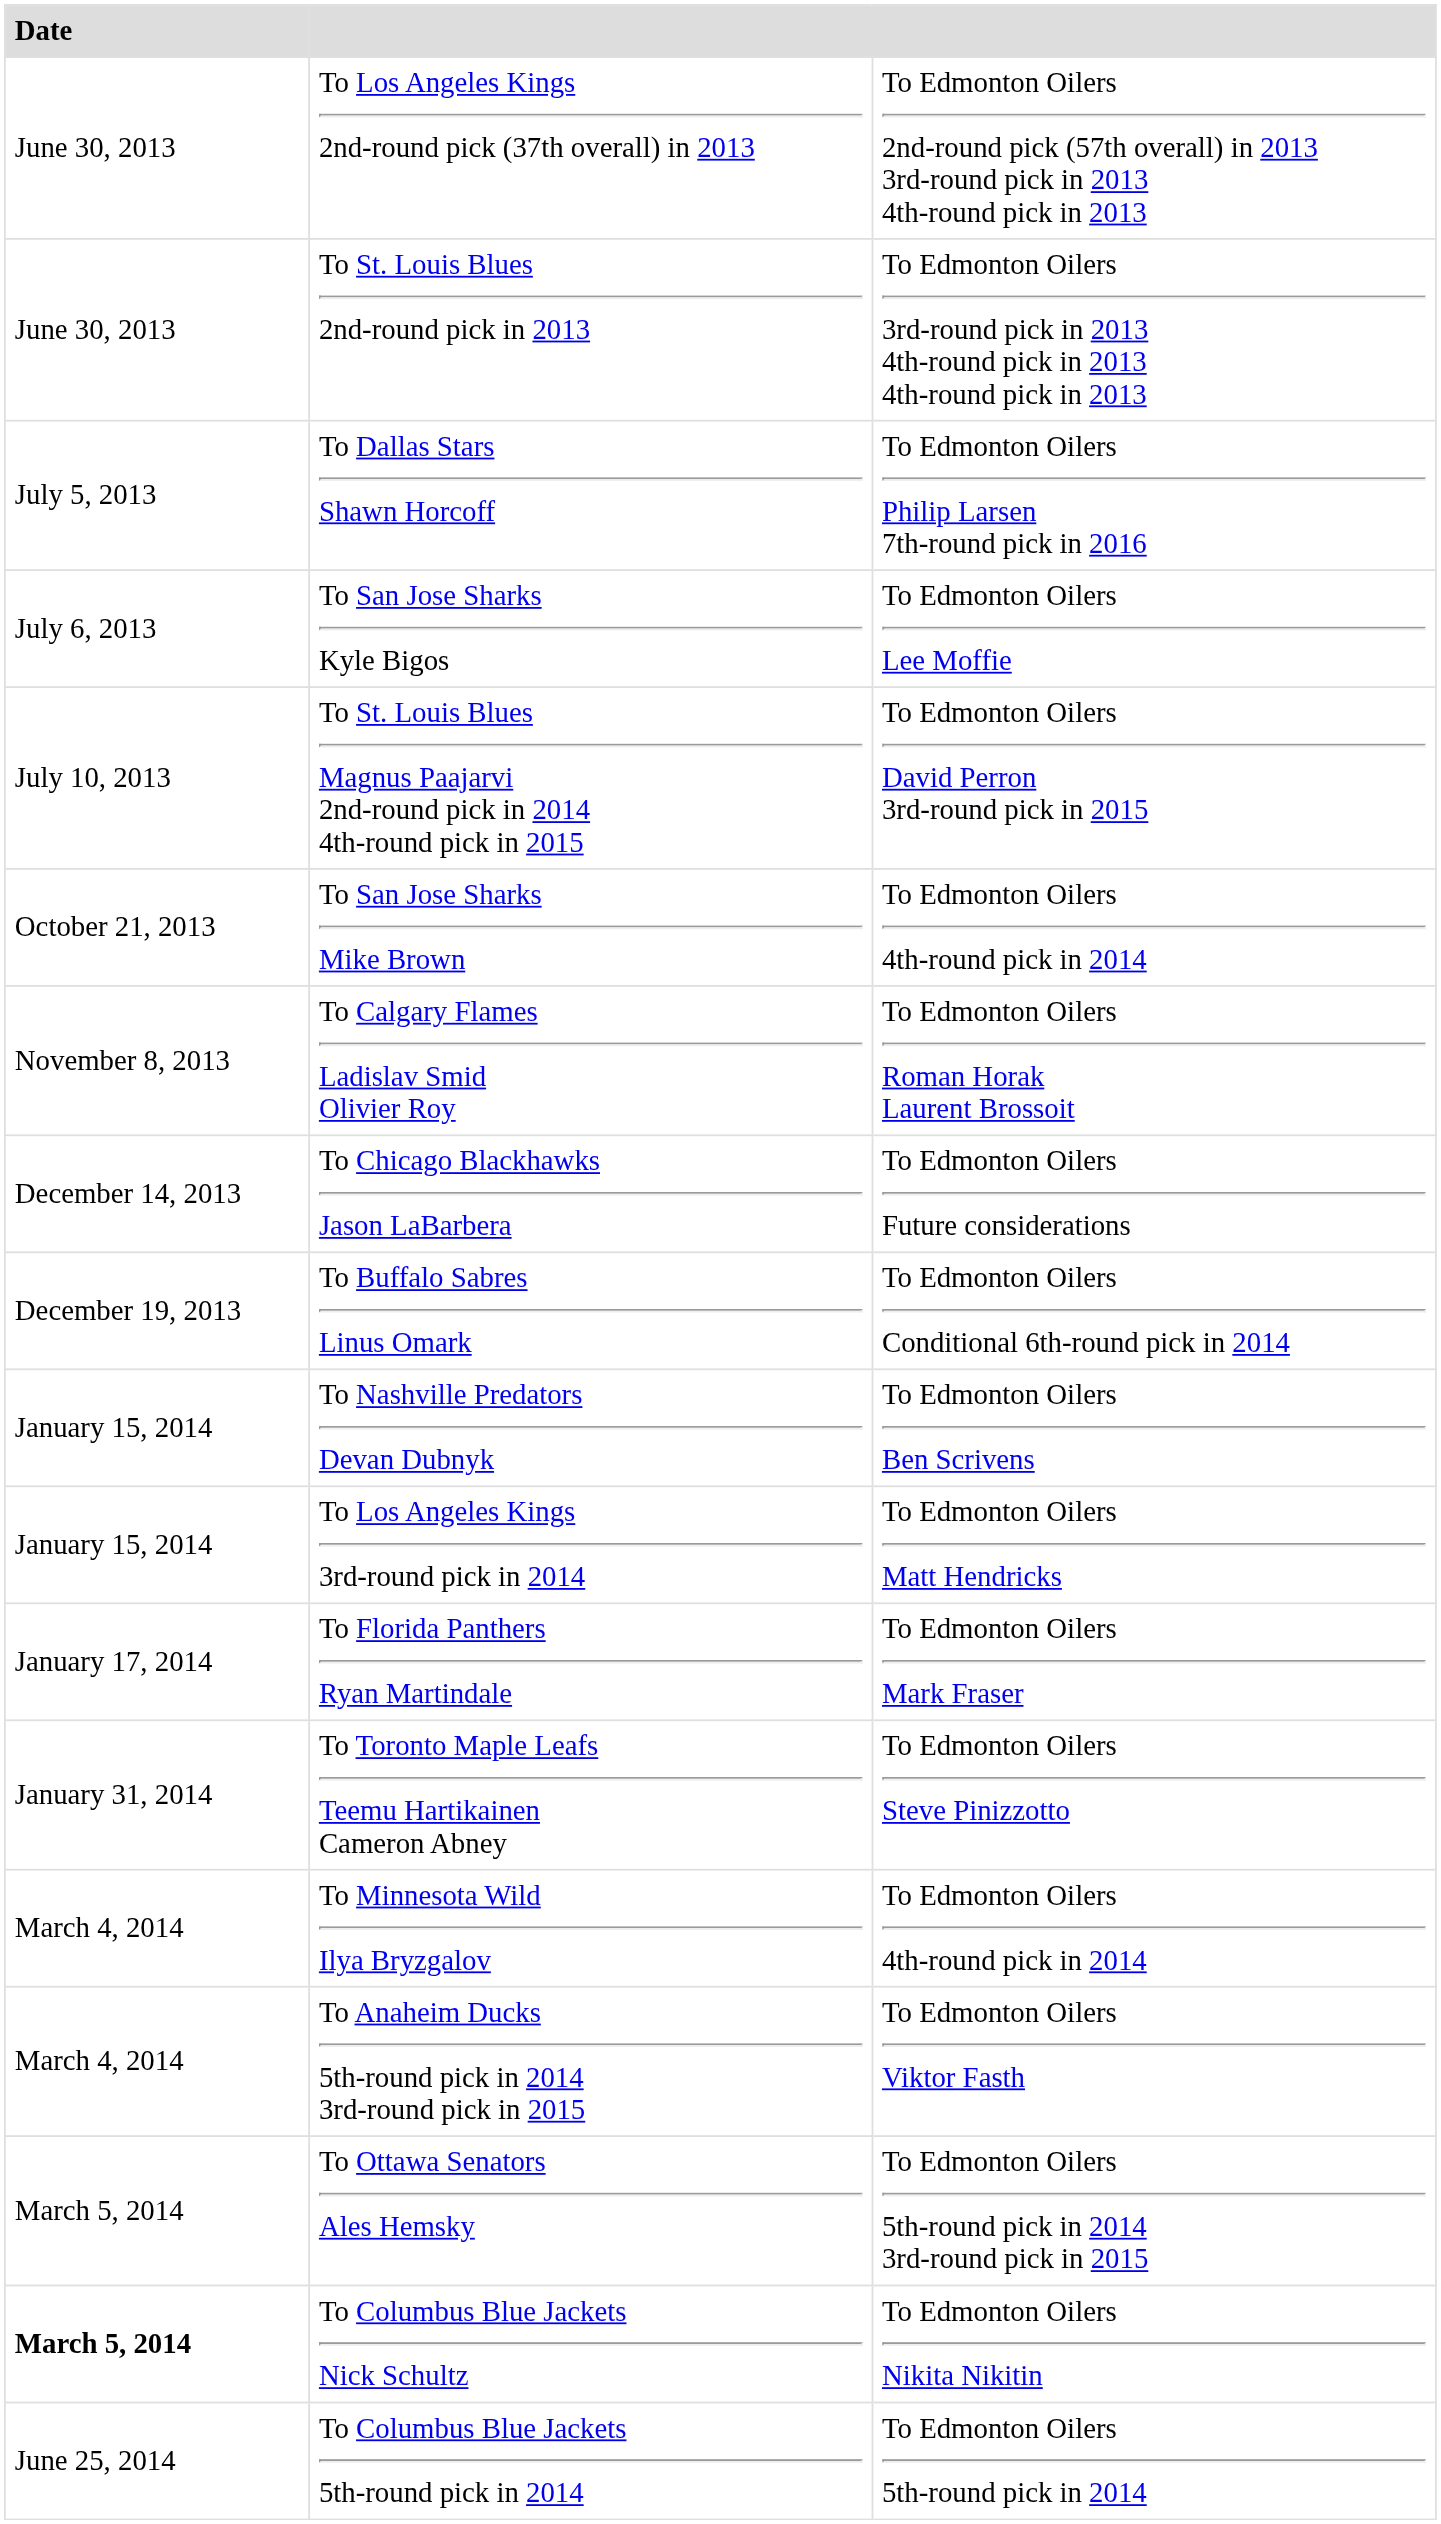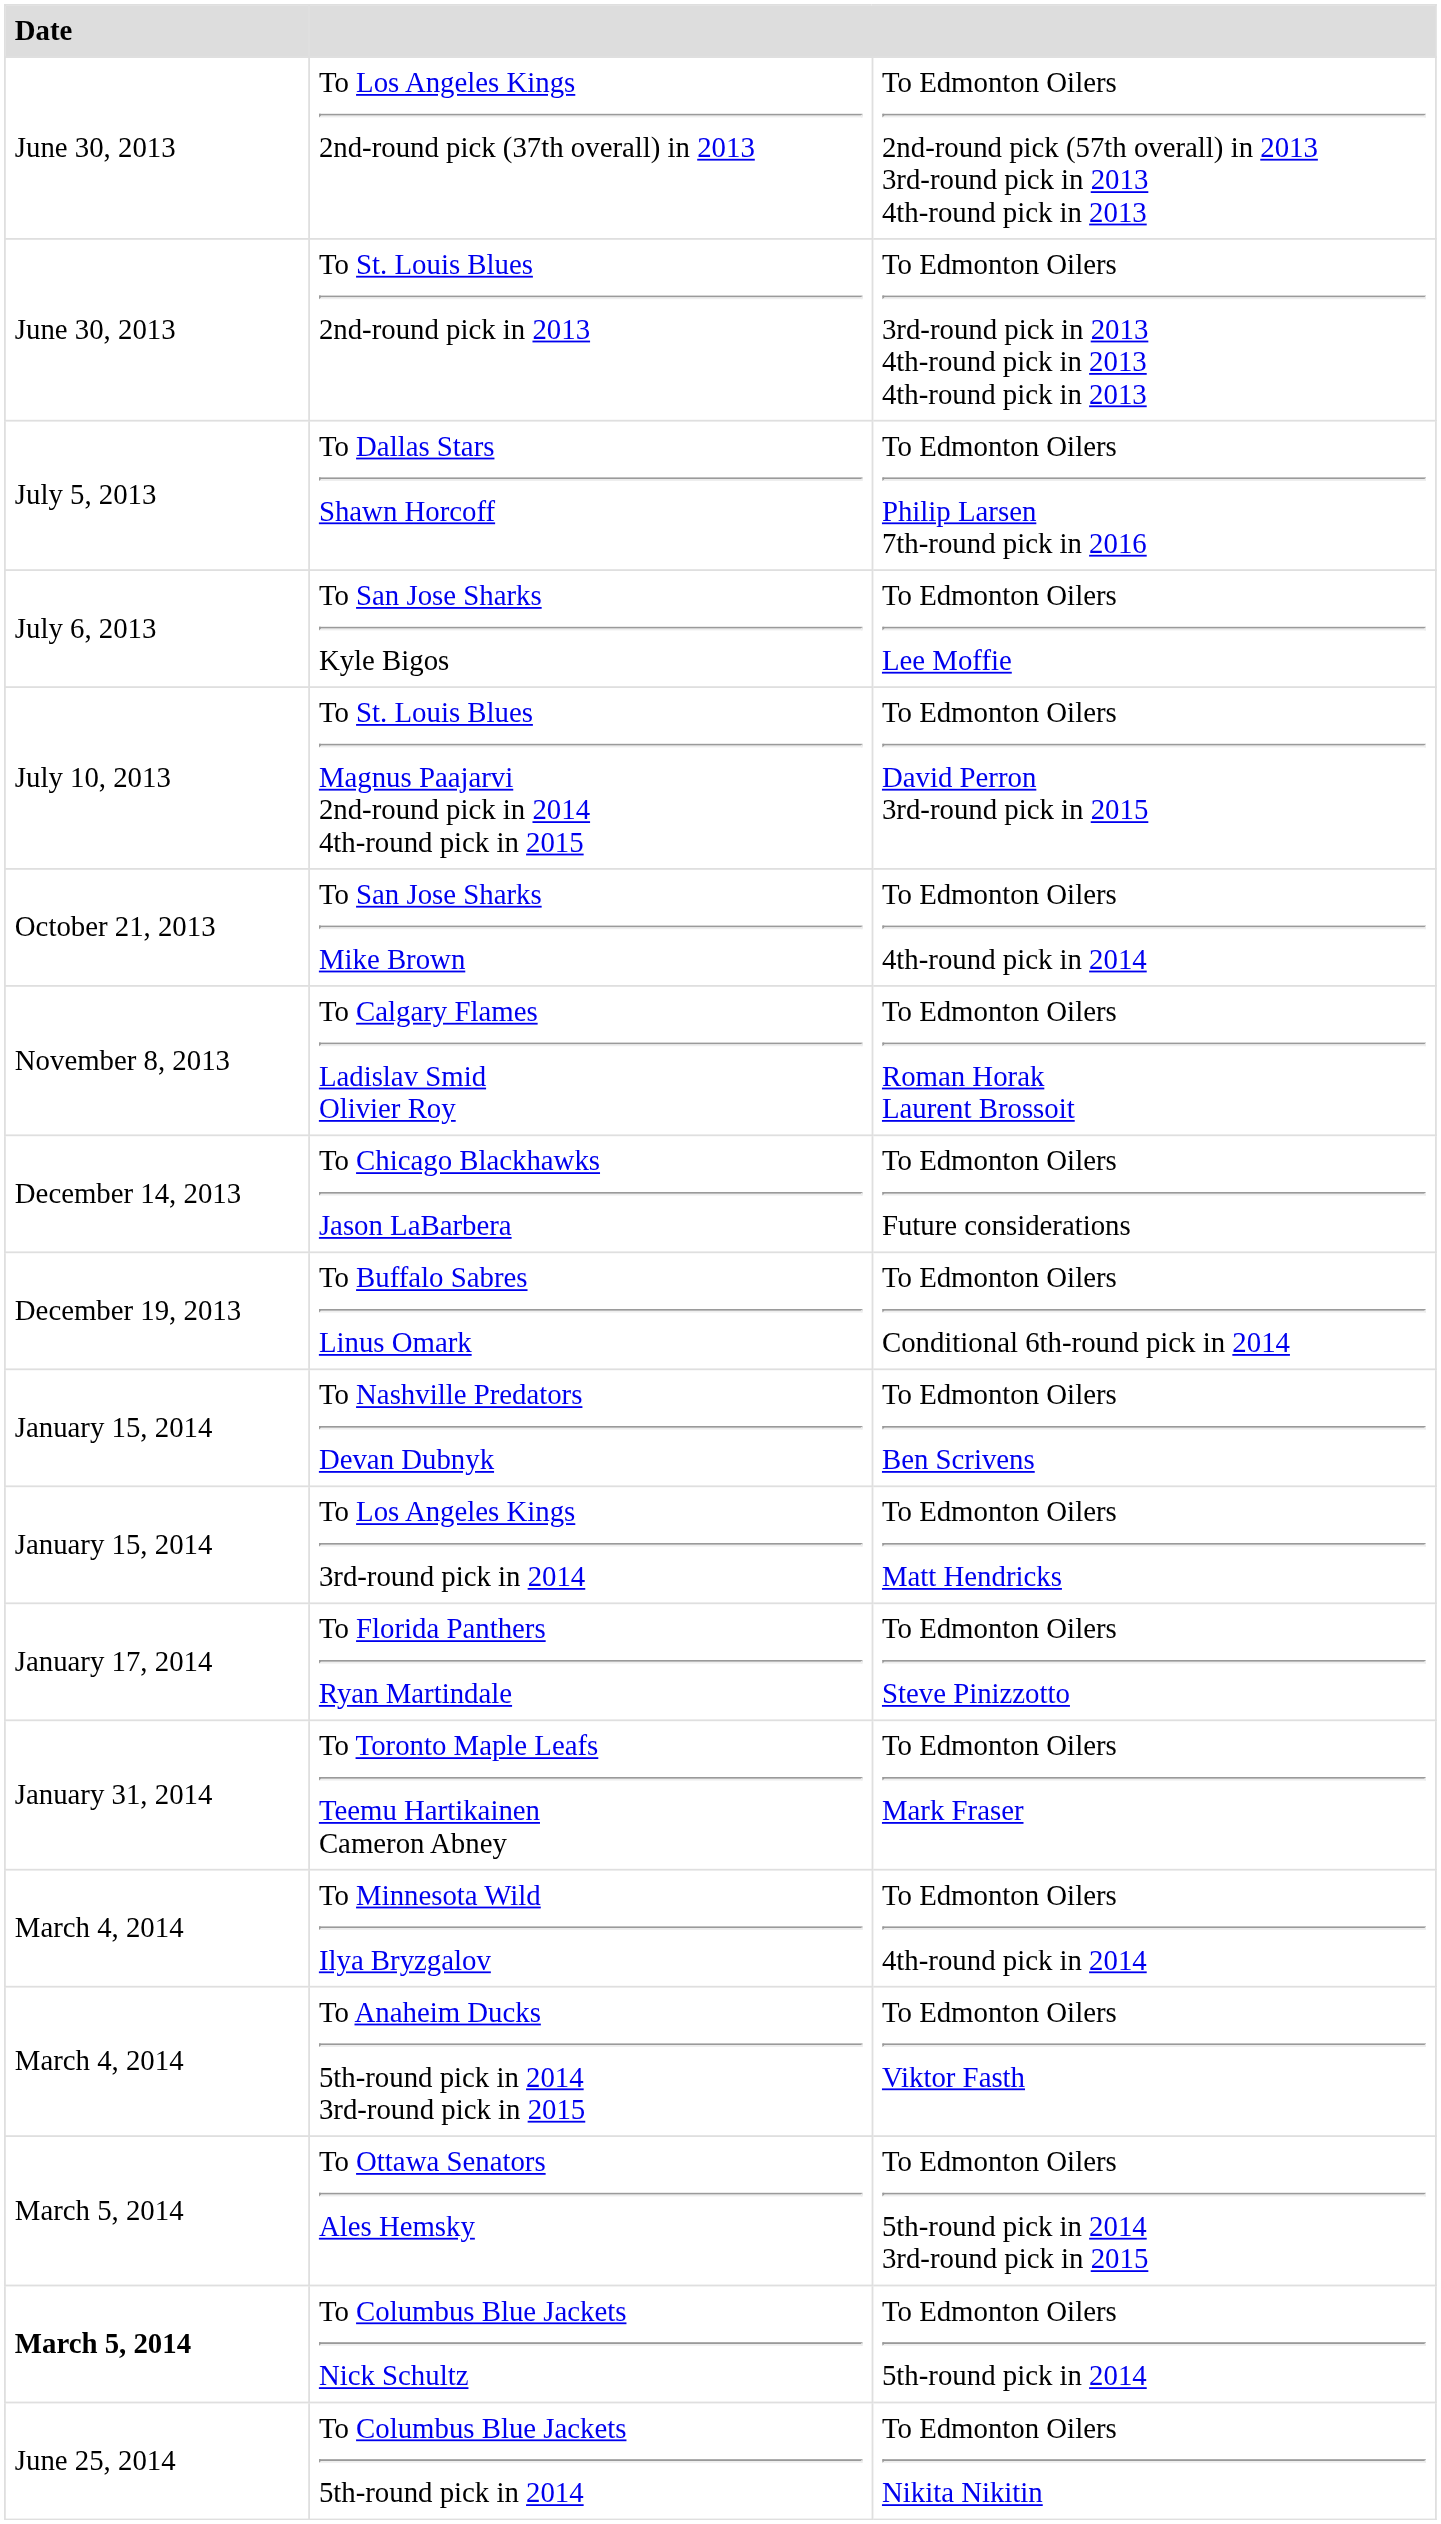(1154, 1661) To Edmonton Oilers Mark Fraser -> (1154, 1661) To Edmonton Oilers Steve Pinizzotto
(1154, 1778) To Edmonton Oilers Steve Pinizzotto -> (1154, 1778) To Edmonton Oilers Mark Fraser
(1154, 2343) To Edmonton Oilers Nikita Nikitin -> (1154, 2343) To Edmonton Oilers 5th-round pick in 2014
(1154, 2460) To Edmonton Oilers 5th-round pick in 2014 -> (1154, 2460) To Edmonton Oilers Nikita Nikitin
